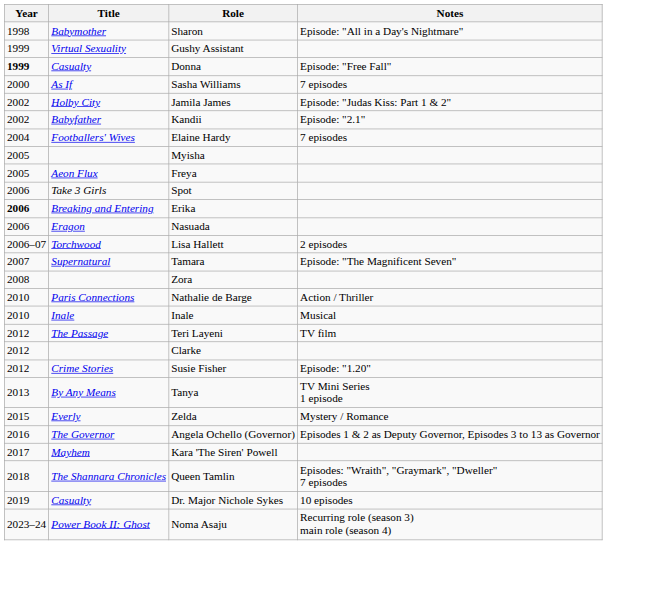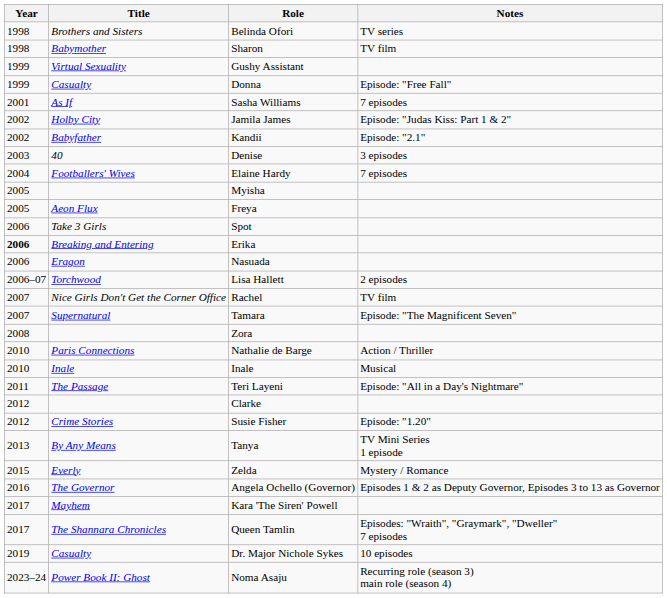+ row: (262, 31)
(382, 31) Episode: "All in a Day's Nightmare" -> (378, 48) TV film
(18, 66) bold -> (18, 84) normal
(18, 84) 2000 -> (18, 102) 2001
+ row: (247, 155)
+ row: (247, 297)
(18, 333) 2012 -> (18, 386) 2011
(318, 333) TV film -> (442, 386) Episode: "All in a Day's Nightmare"
(18, 476) 2018 -> (18, 529) 2017
